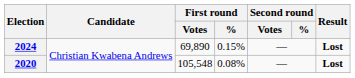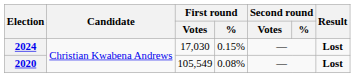(195, 47) 69,890 -> (195, 47) 17,030
(195, 64) 105,548 -> (195, 64) 105,549
